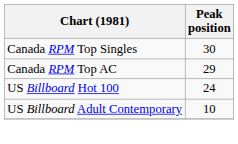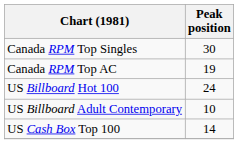(209, 68) 29 -> (209, 68) 19
+ row: (64, 128)
